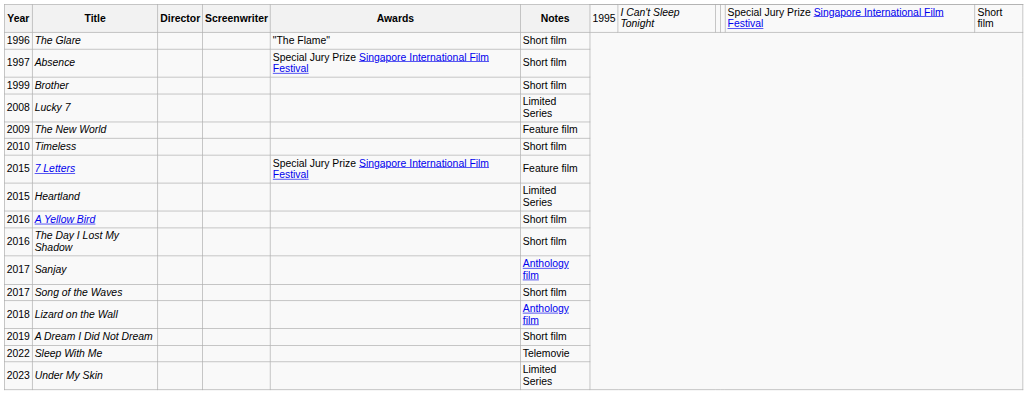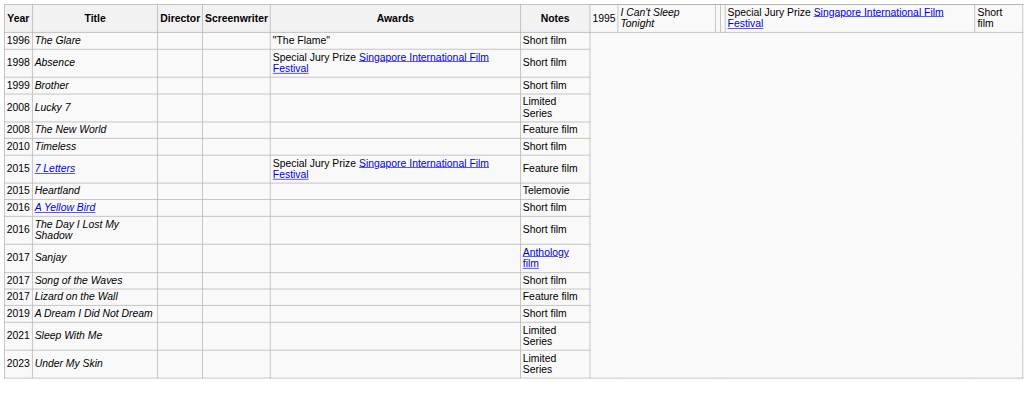(18, 63) 1997 -> (18, 63) 1998
(18, 130) 2009 -> (18, 130) 2008
(540, 197) Limited Series -> (546, 191) Telemovie
(18, 314) 2018 -> (18, 297) 2017
(546, 314) Anthology film -> (550, 297) Feature film
(18, 353) 2022 -> (18, 336) 2021
(546, 353) Telemovie -> (540, 336) Limited Series
